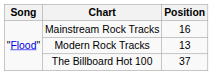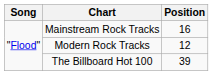(185, 45) 13 -> (185, 45) 12
(185, 62) 37 -> (185, 62) 39
